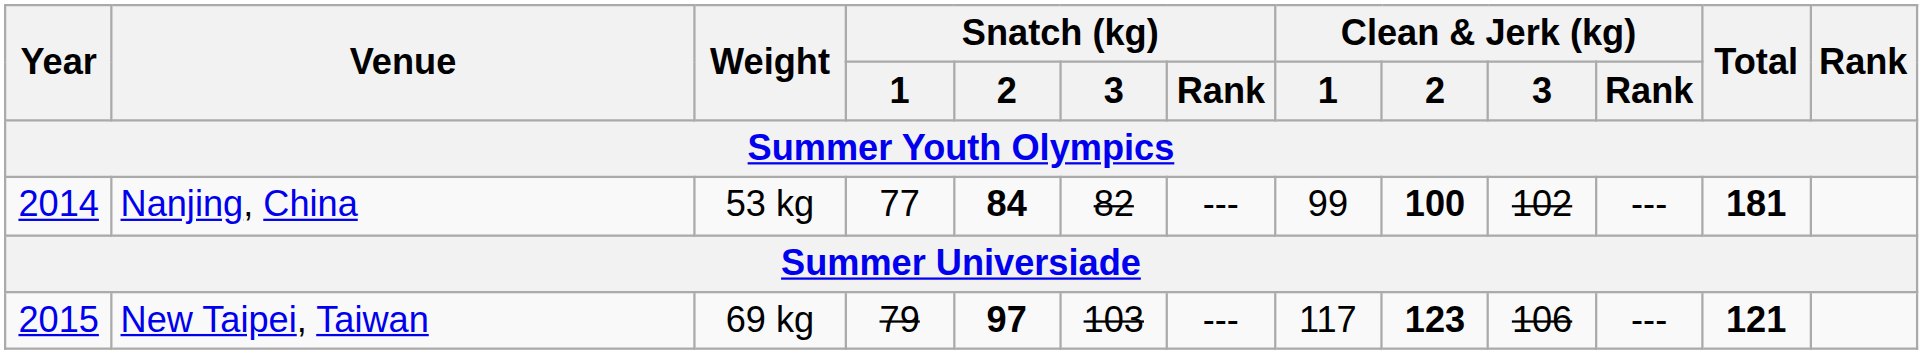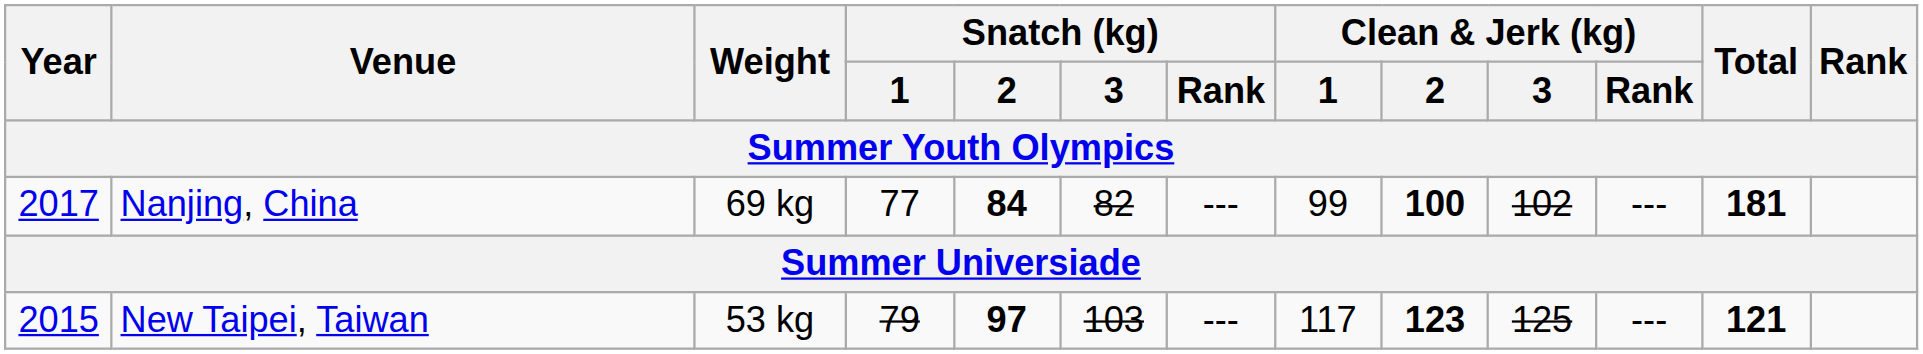(59, 205) 2014 -> (59, 205) 2017
(770, 205) 53 kg -> (770, 205) 69 kg
(770, 319) 69 kg -> (770, 319) 53 kg
(1542, 319) 106 -> (1542, 319) 125
